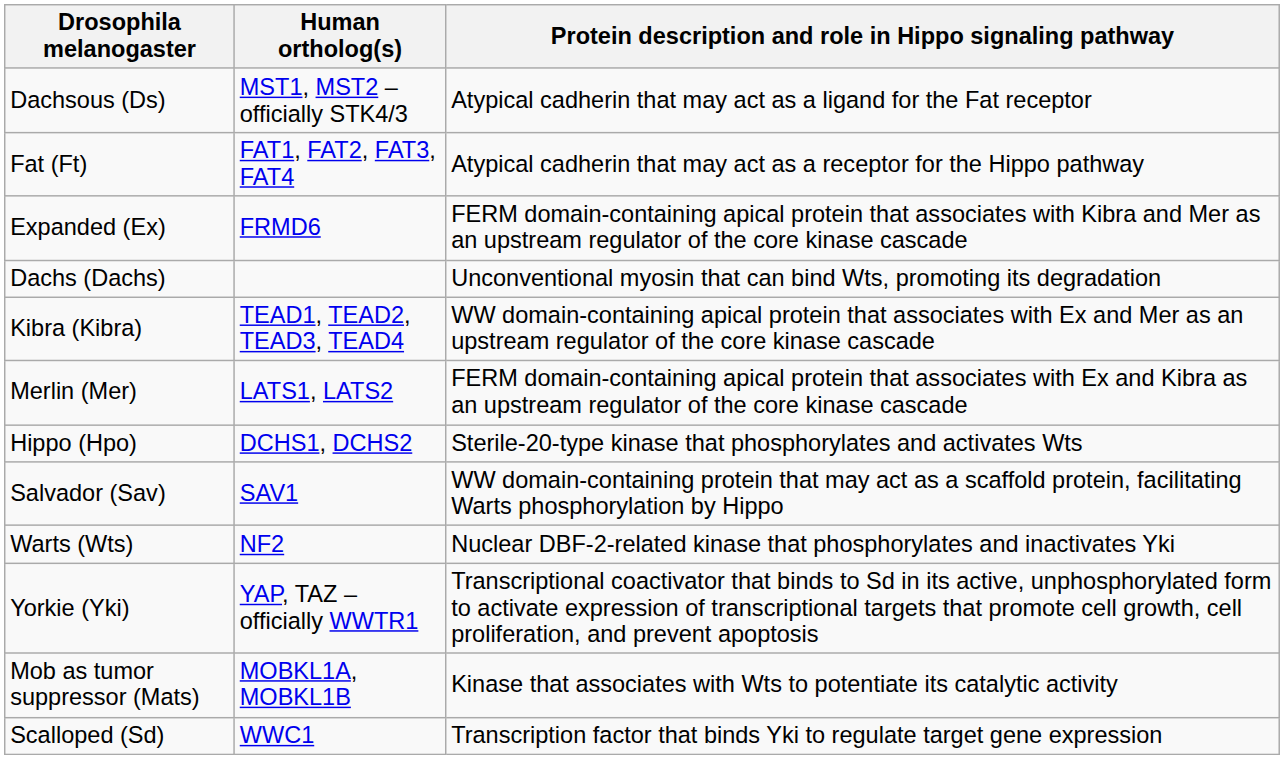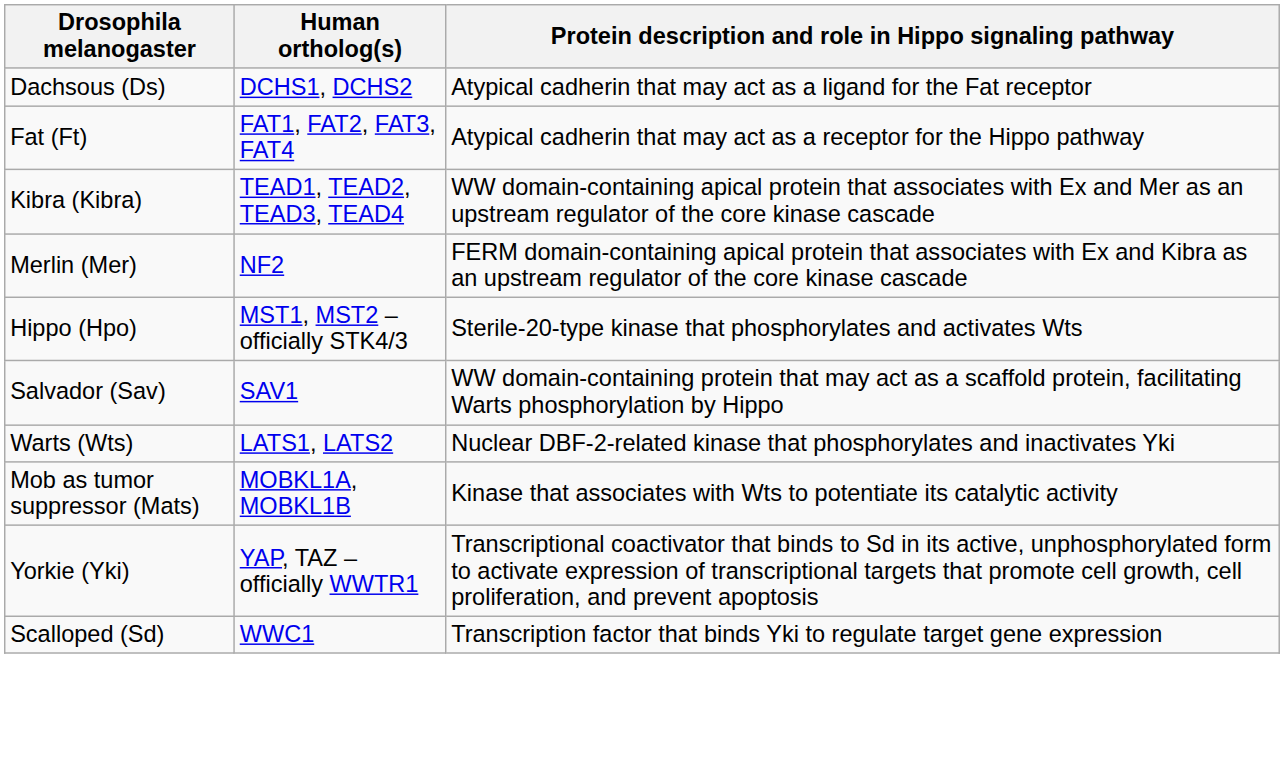(324, 100) MST1, MST2 – officially STK4/3 -> (326, 86) DCHS1, DCHS2
- row: (88, 227)
- row: (88, 278)
(316, 392) LATS1, LATS2 -> (262, 264) NF2
(326, 443) DCHS1, DCHS2 -> (324, 328) MST1, MST2 – officially STK4/3
(262, 544) NF2 -> (316, 443) LATS1, LATS2
rows swapped: (105, 684) <-> (70, 607)
